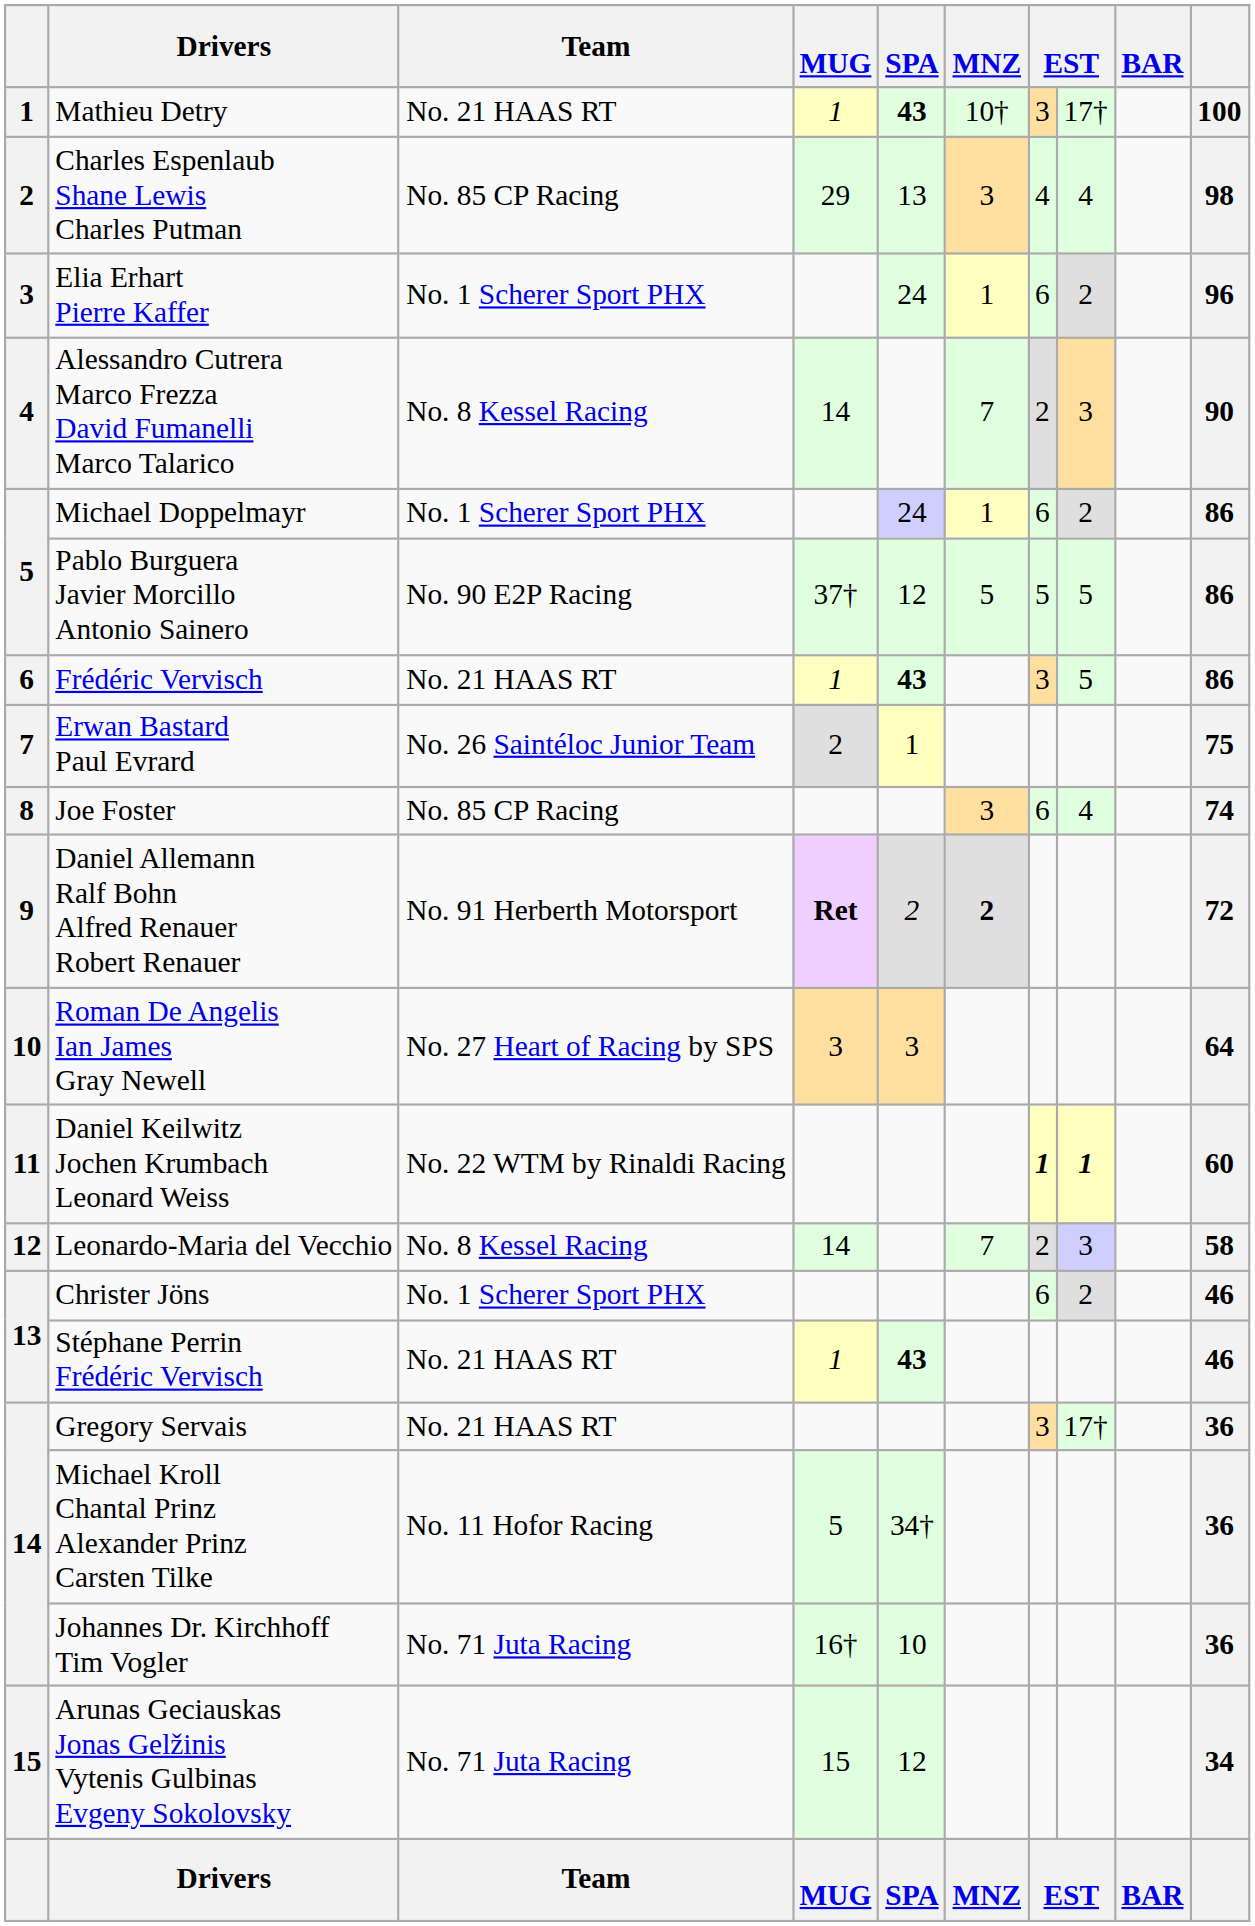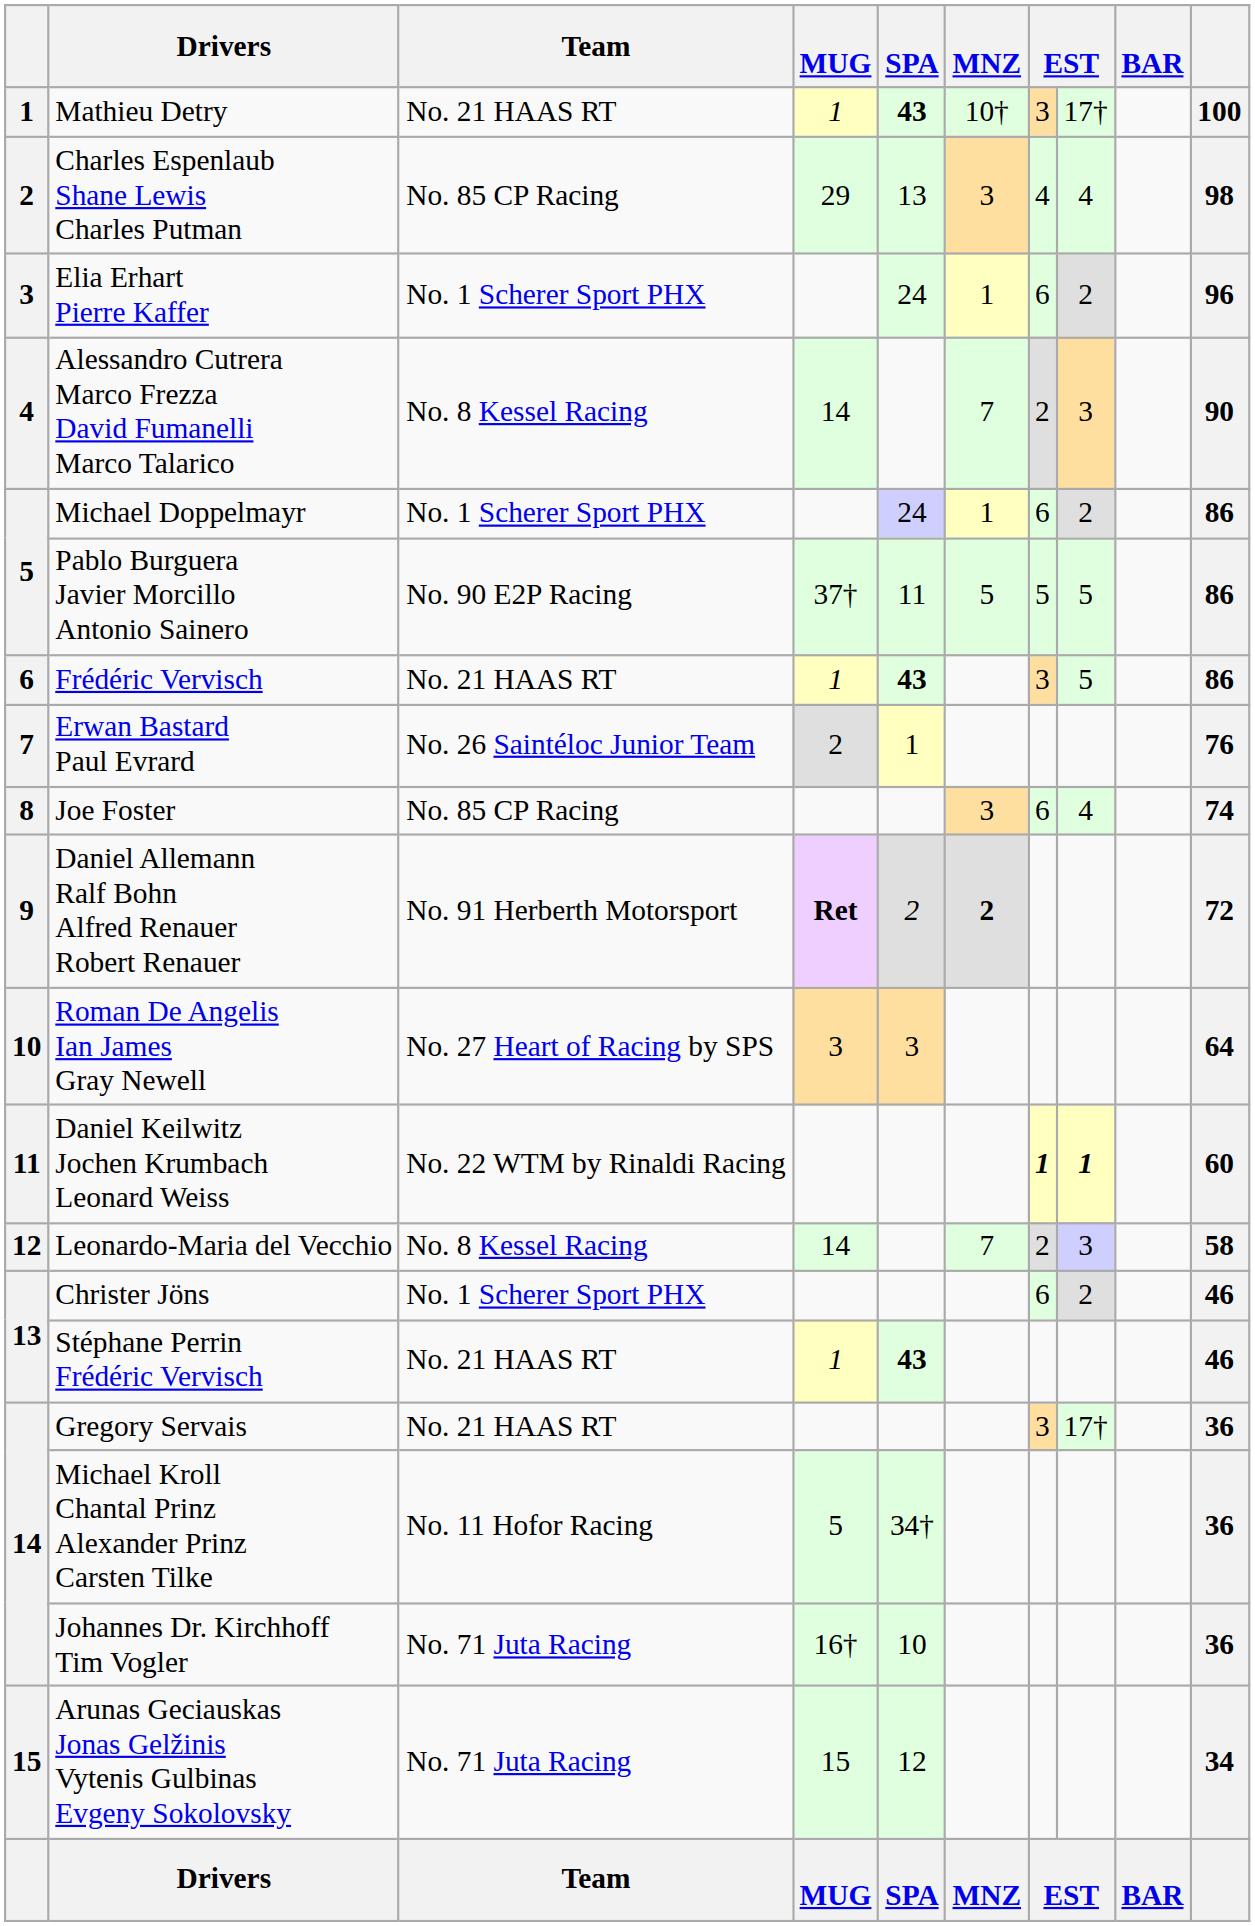(912, 595) 12 -> (912, 595) 11
(1219, 744) 75 -> (1219, 744) 76
